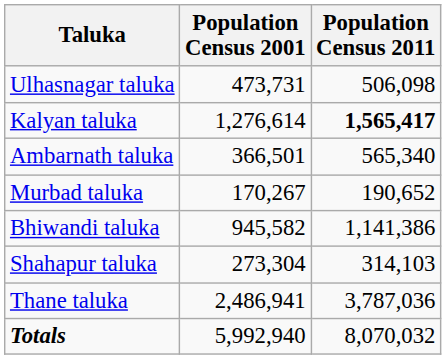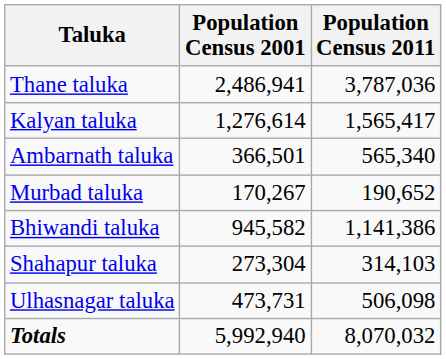rows swapped: (69, 300) <-> (92, 84)
(390, 120) bold -> (390, 120) normal
